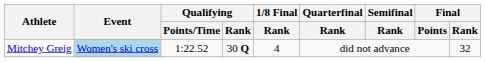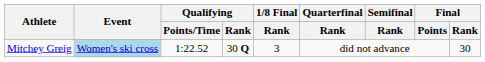(277, 48) 4 -> (277, 48) 3
(465, 48) 32 -> (465, 48) 30
